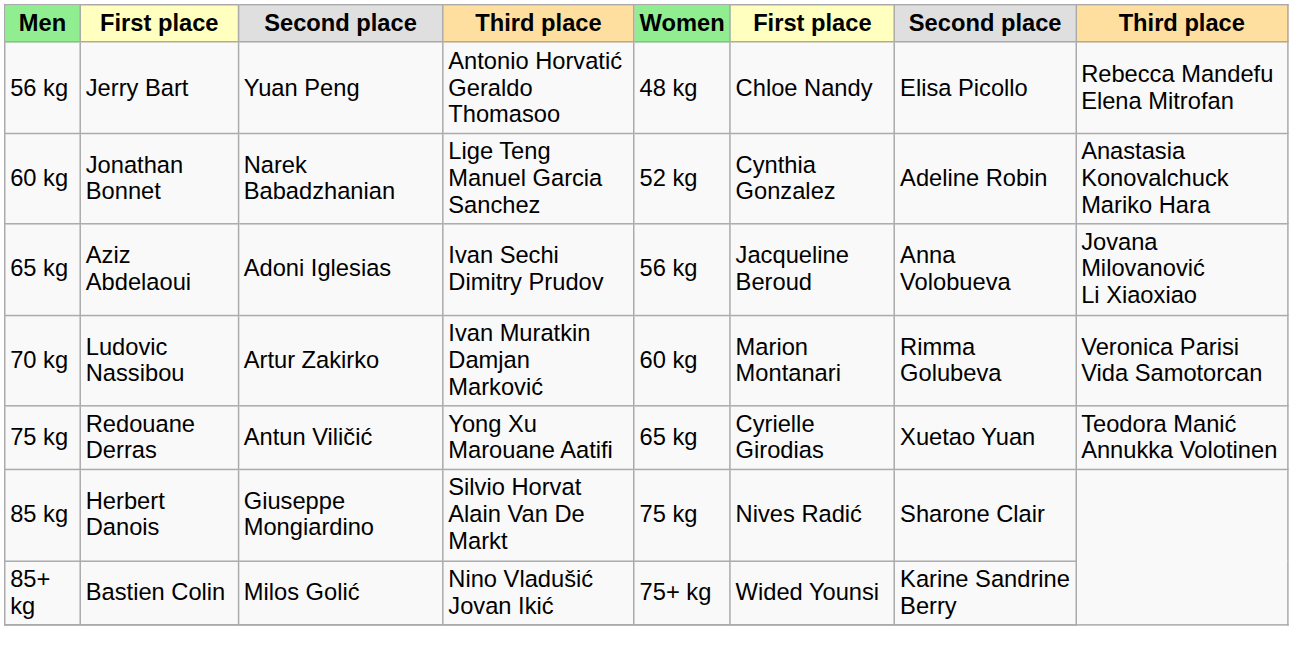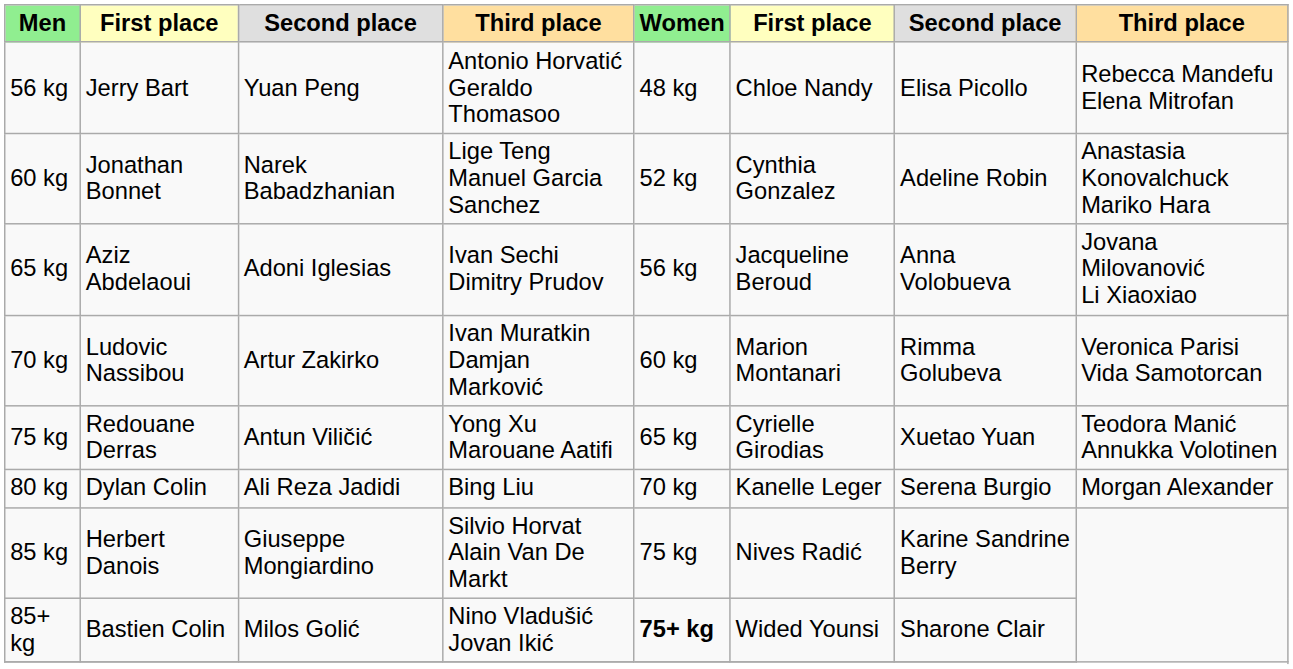+ row: (39, 488)
(972, 515) Sharone Clair -> (985, 552) Karine Sandrine Berry
(675, 592) normal -> (677, 630) bold
(985, 592) Karine Sandrine Berry -> (972, 630) Sharone Clair
